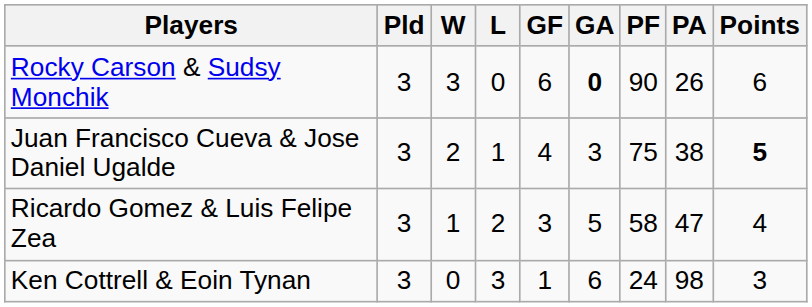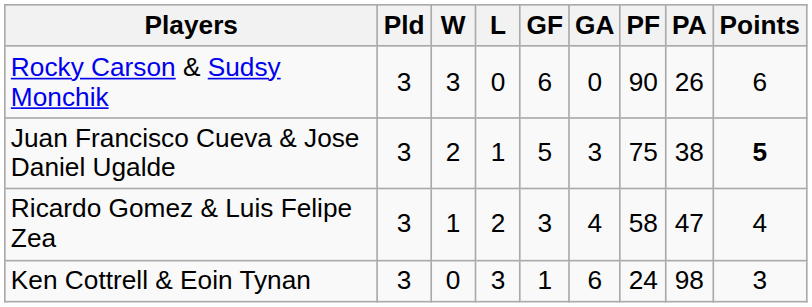(595, 81) bold -> (595, 81) normal
(545, 152) 4 -> (545, 152) 5
(595, 223) 5 -> (595, 223) 4
